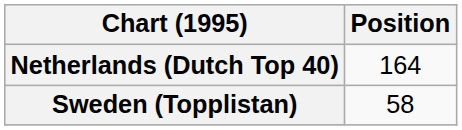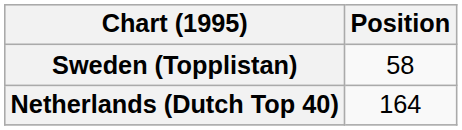rows swapped: (175, 64) <-> (175, 104)
